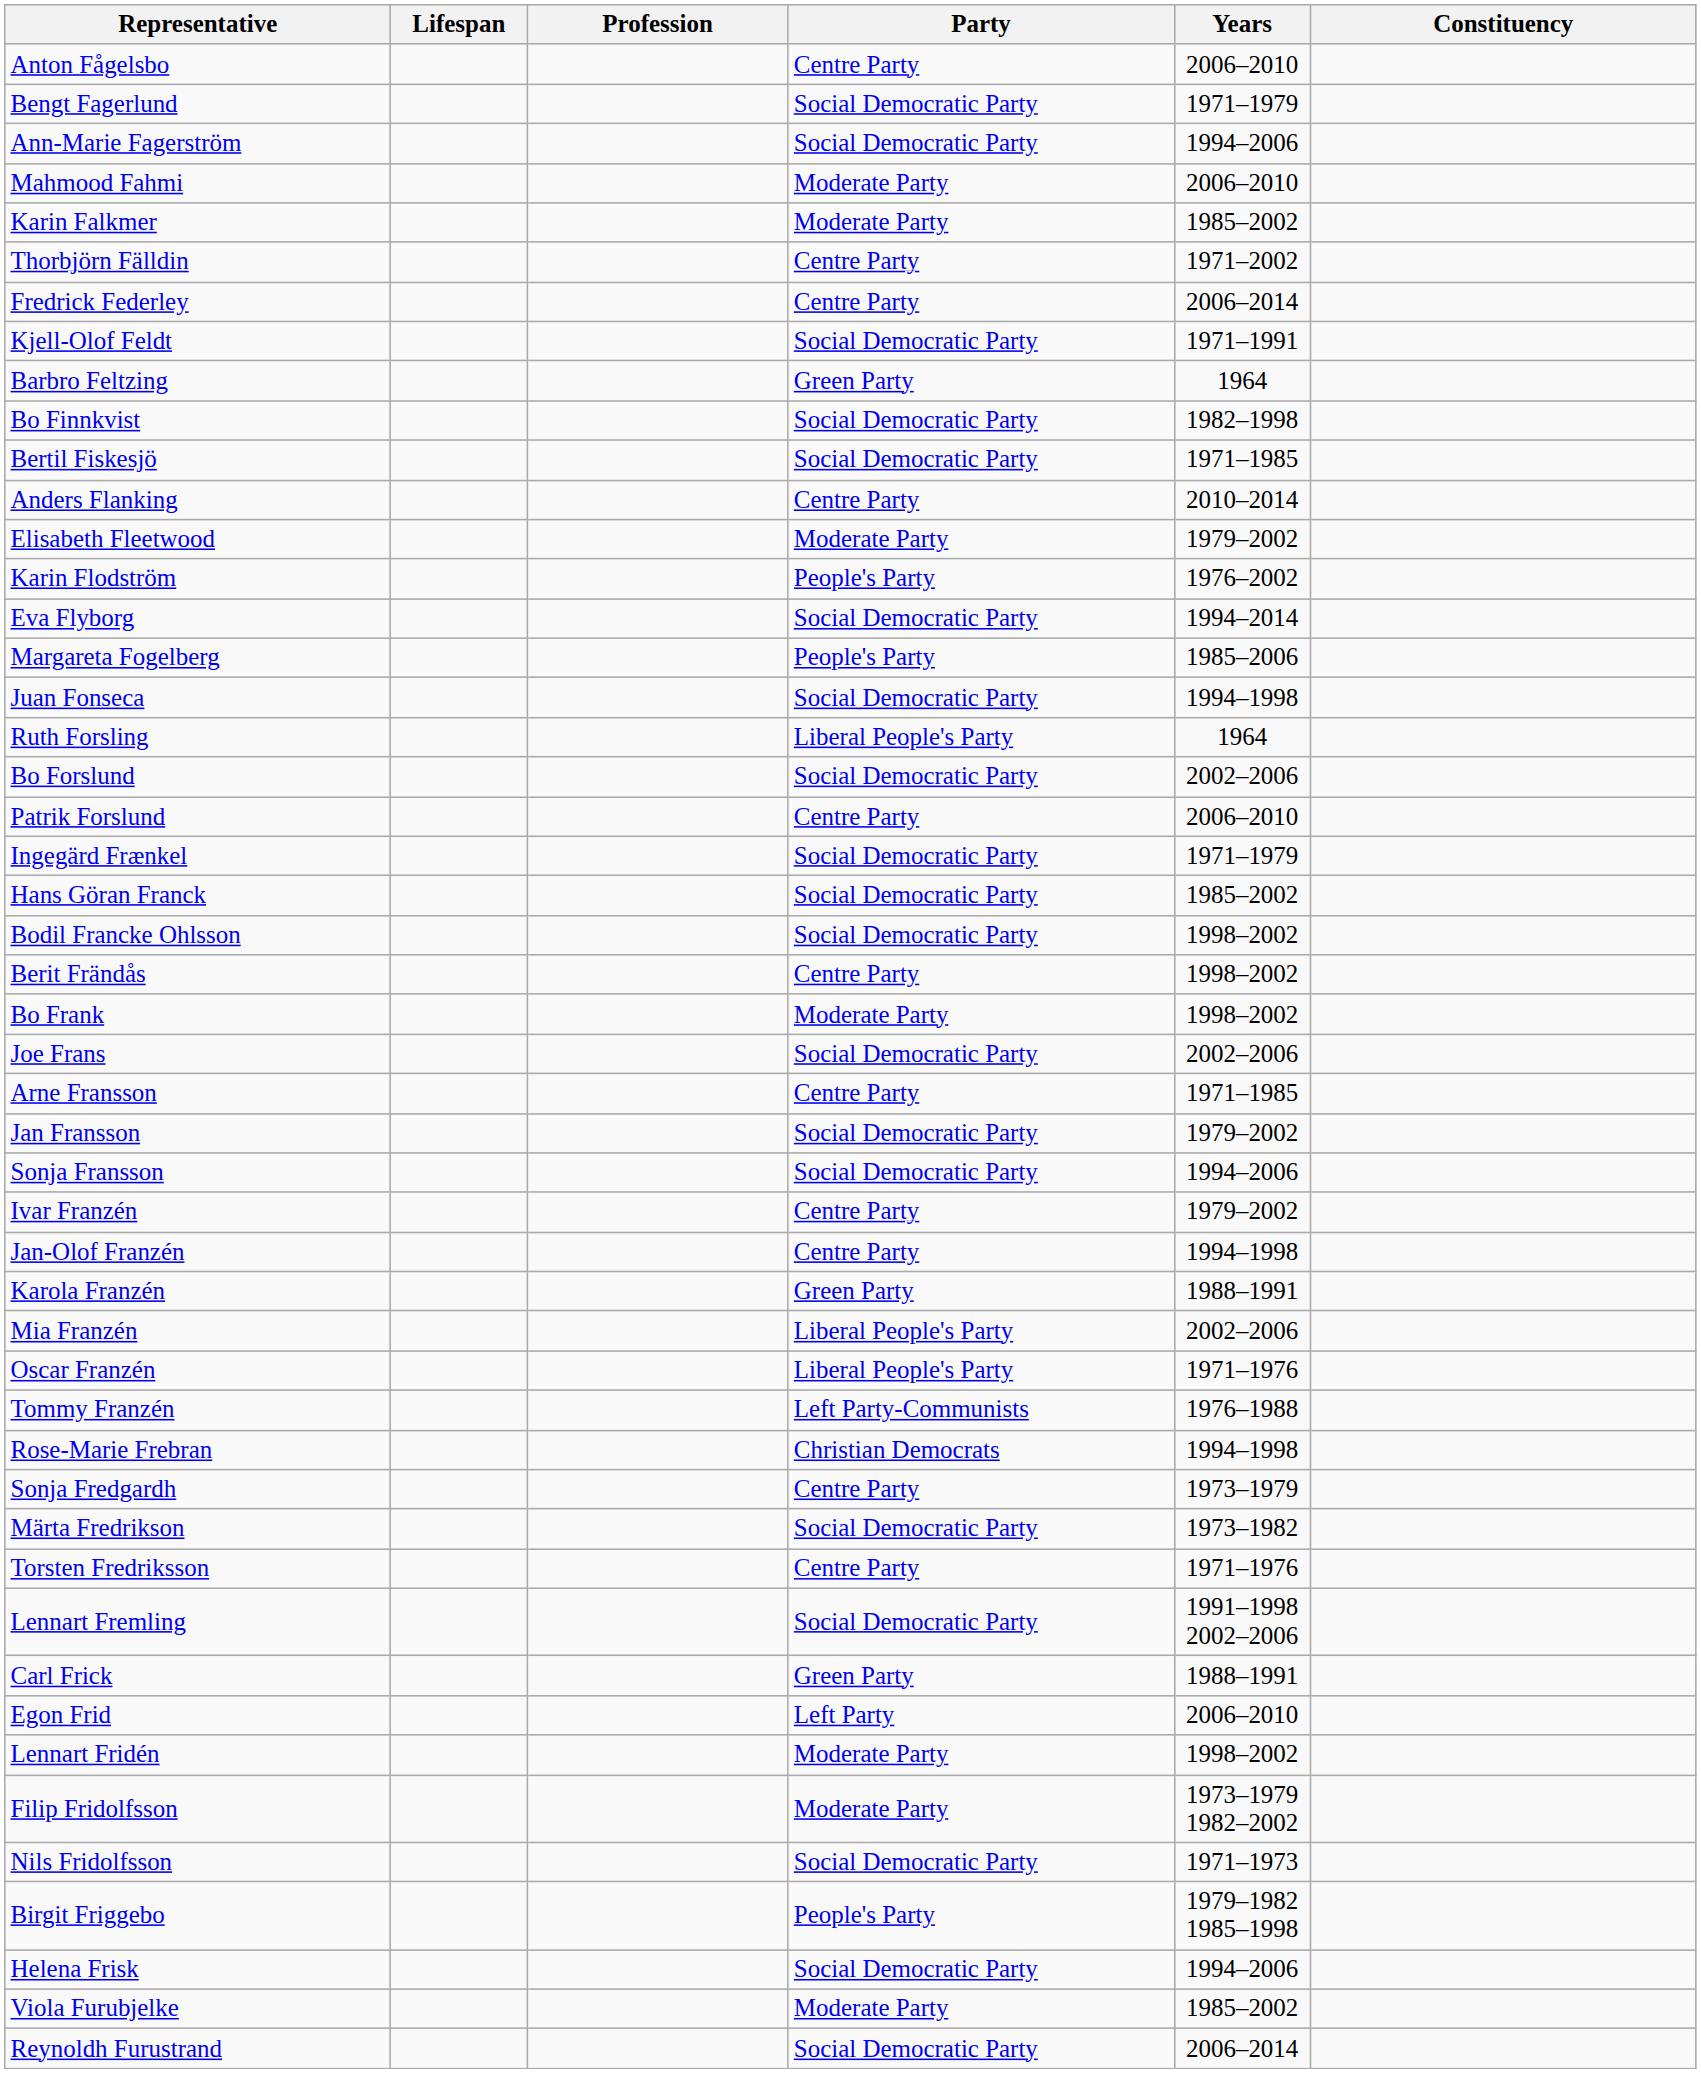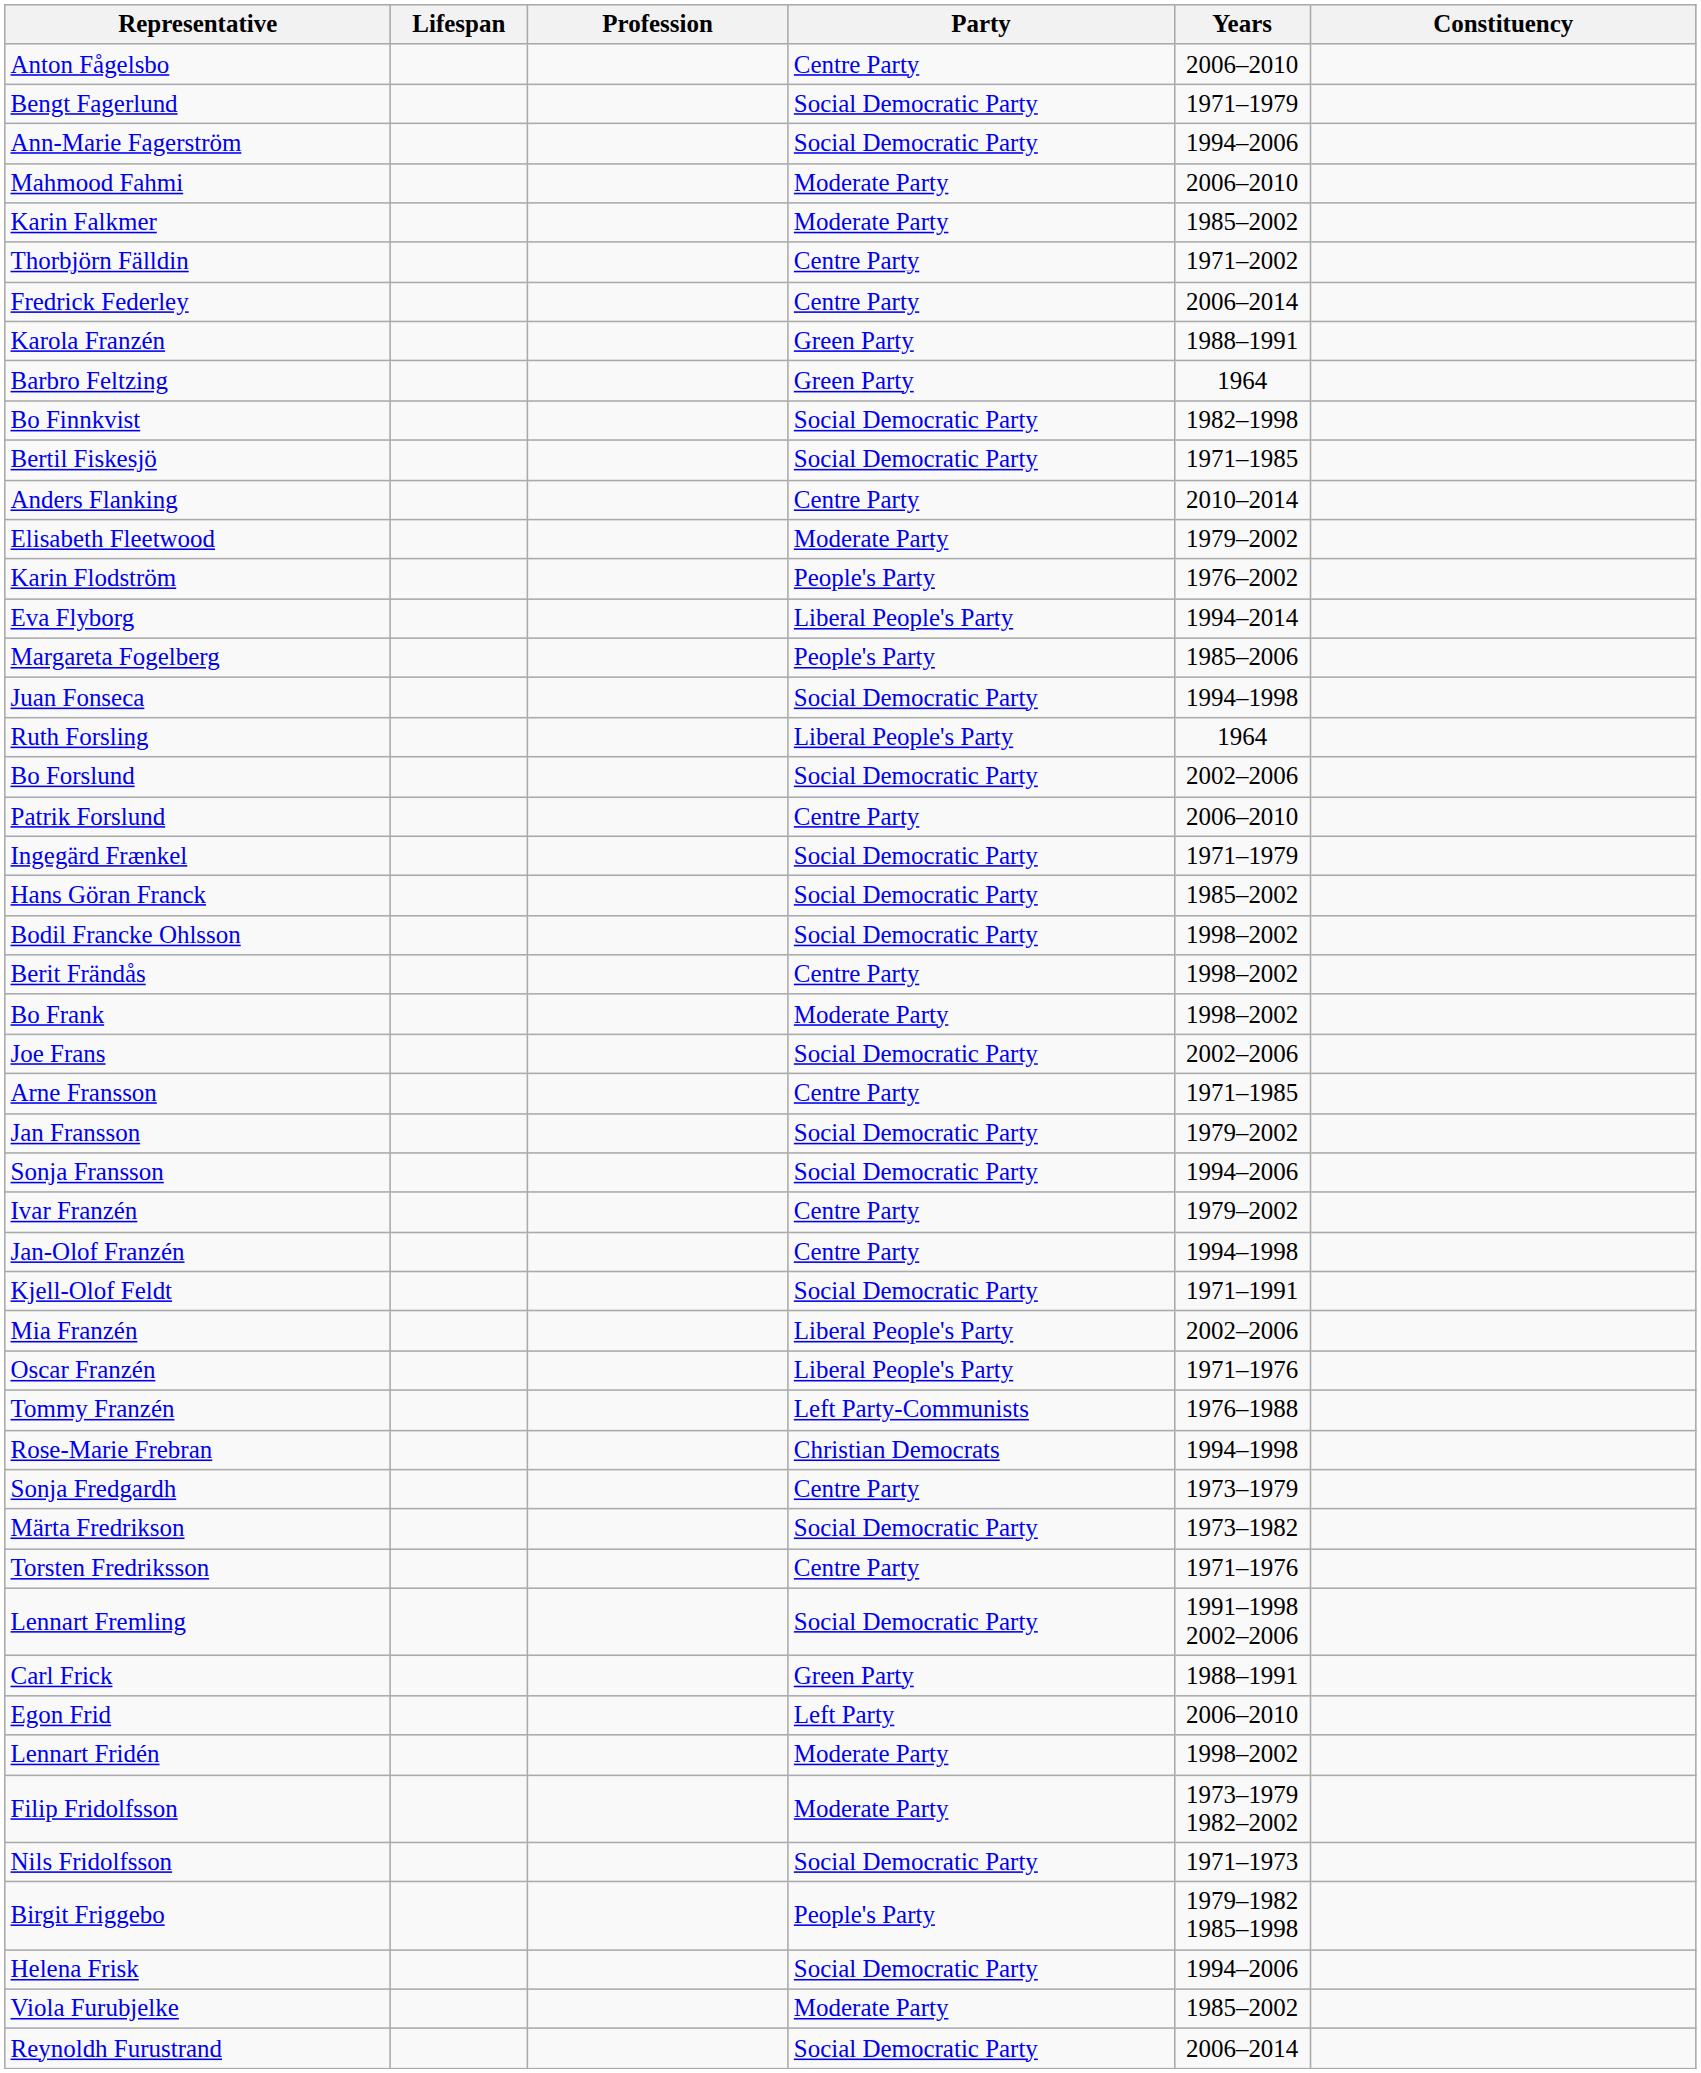rows swapped: (91, 340) <-> (88, 1291)
(916, 618) Social Democratic Party -> (904, 618) Liberal People's Party
